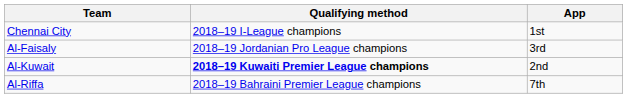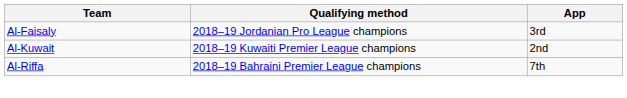- row: (39, 31)
(311, 66) bold -> (304, 48) normal
